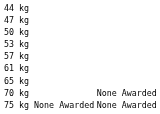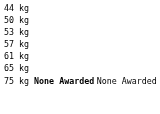- row: (16, 20)
- row: (16, 93)
(64, 105) normal -> (64, 81) bold
